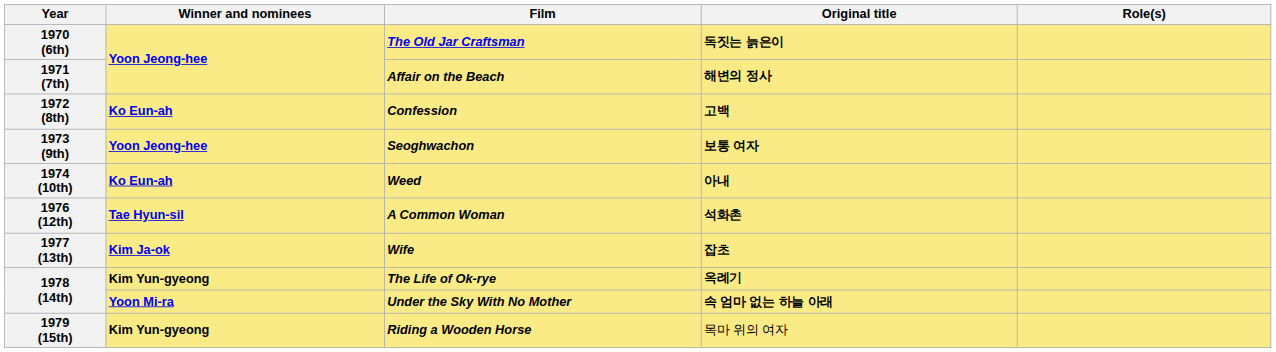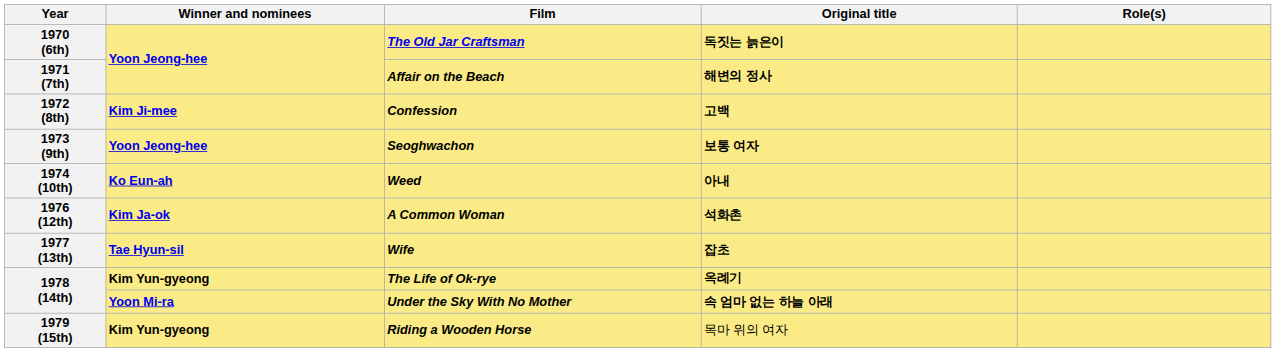(141, 111) Ko Eun-ah -> (143, 111) Kim Ji-mee
(146, 215) Tae Hyun-sil -> (139, 215) Kim Ja-ok
(139, 250) Kim Ja-ok -> (146, 250) Tae Hyun-sil
